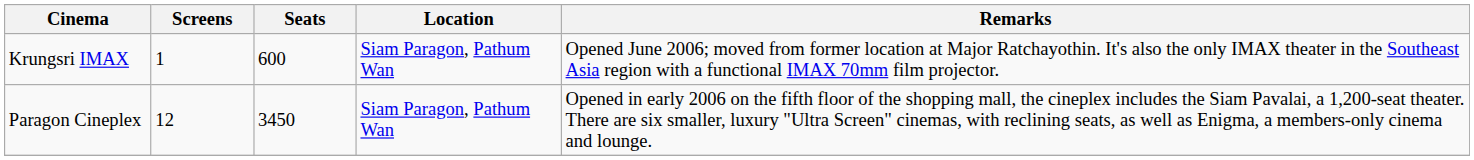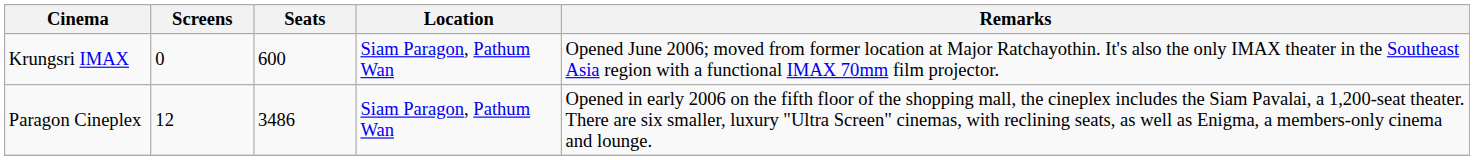(160, 59) 1 -> (160, 59) 0
(276, 119) 3450 -> (276, 119) 3486
